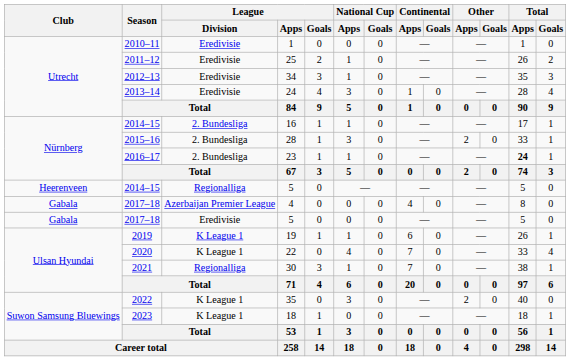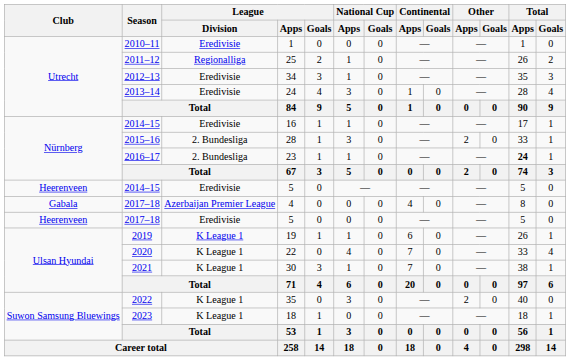(220, 60) Eredivisie -> (220, 60) Regionalliga
(220, 124) 2. Bundesliga -> (220, 124) Eredivisie
(220, 188) Regionalliga -> (220, 188) Eredivisie
(63, 220) Gabala -> (63, 220) Heerenveen
(220, 268) Regionalliga -> (220, 268) K League 1
